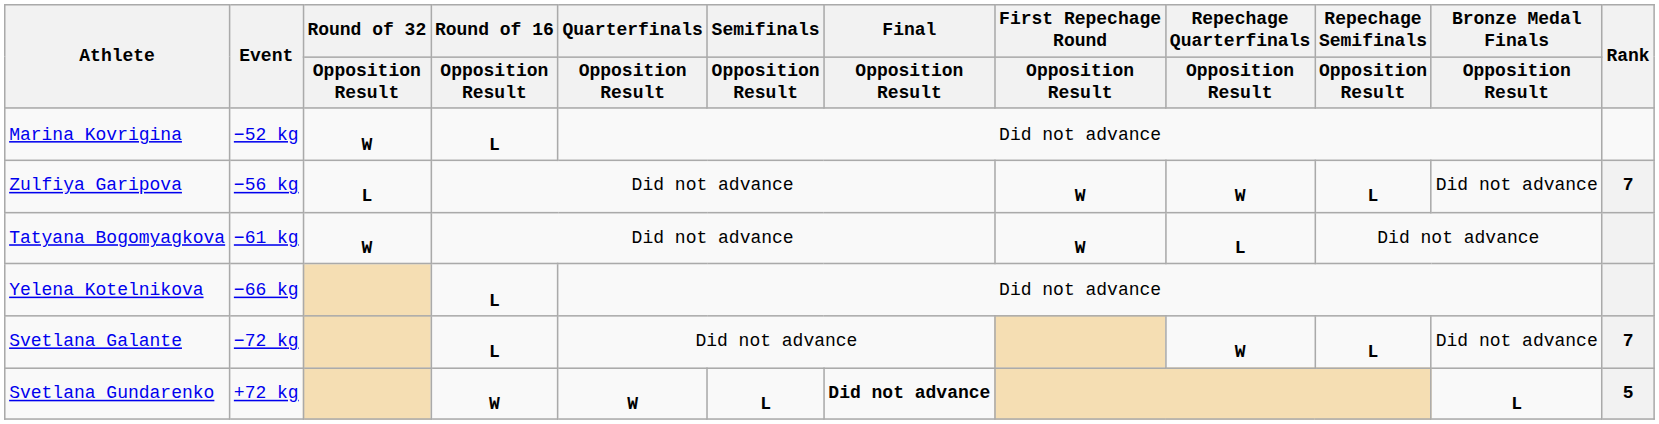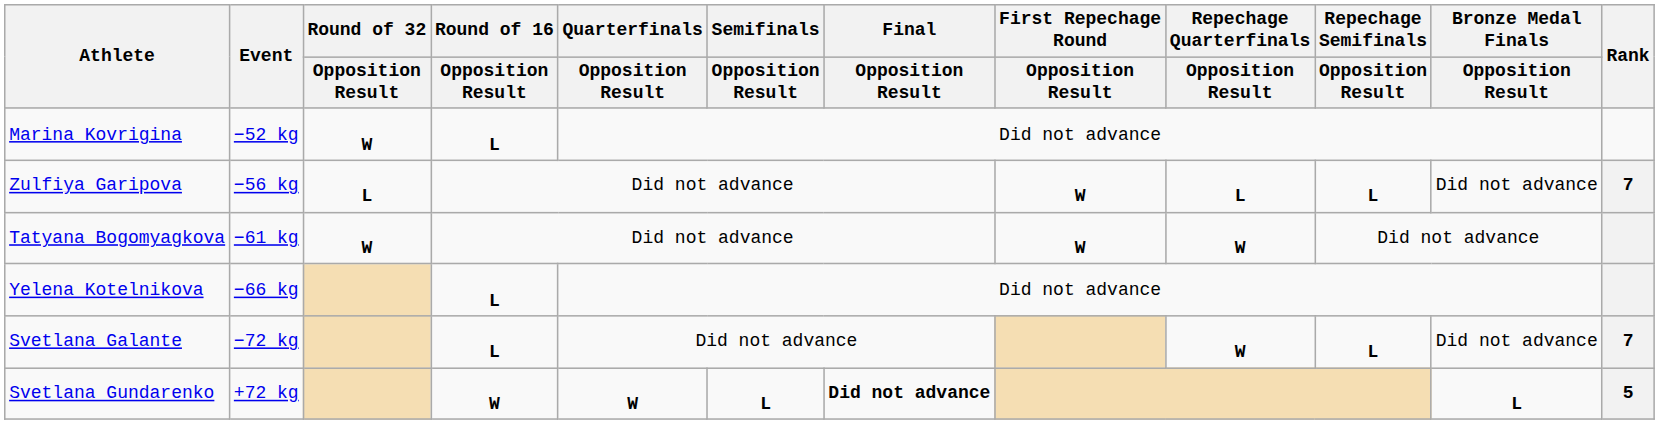(1240, 197) W -> (1240, 197) L
(1240, 248) L -> (1240, 248) W
